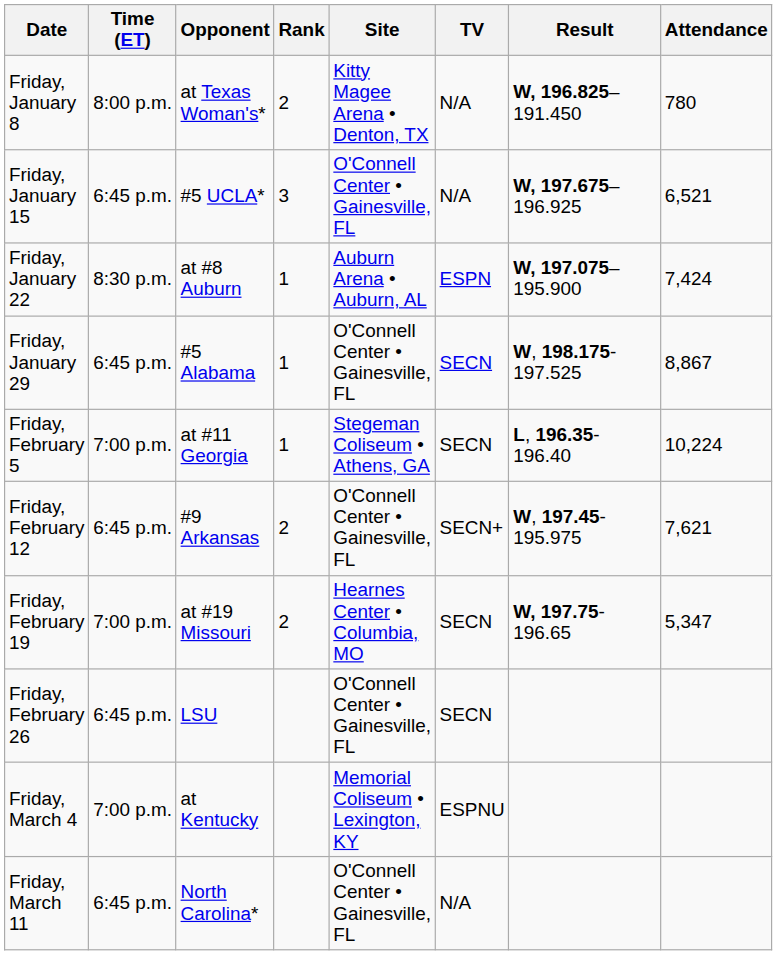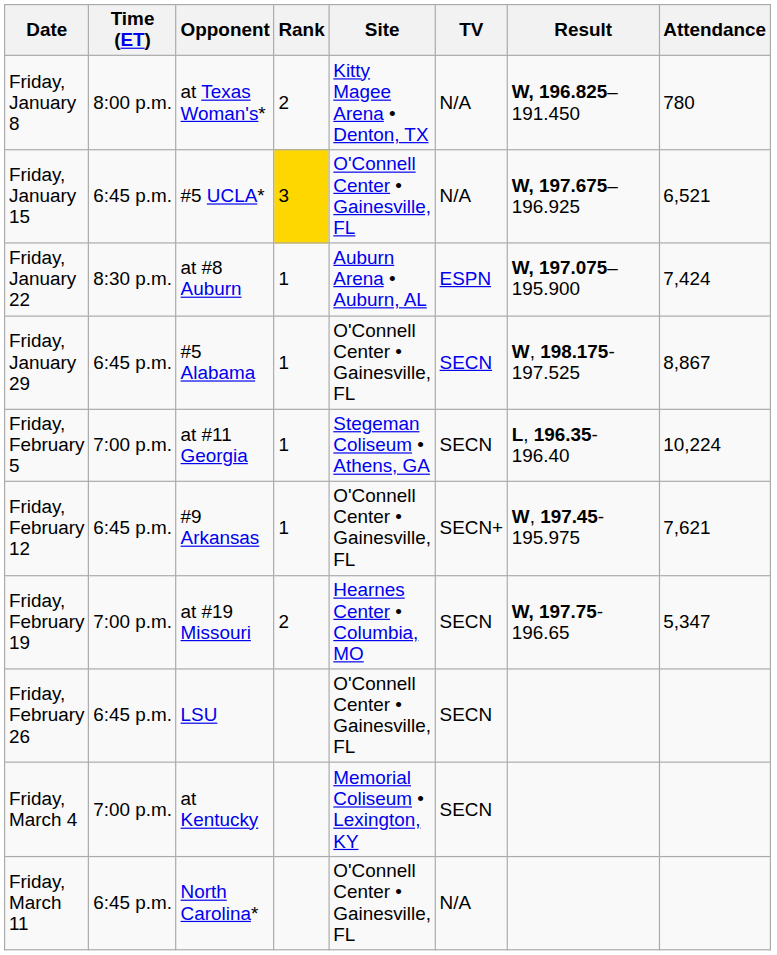(284, 196) no background -> (284, 196) gold background
(284, 528) 2 -> (284, 528) 1
(472, 809) ESPNU -> (466, 809) SECN
